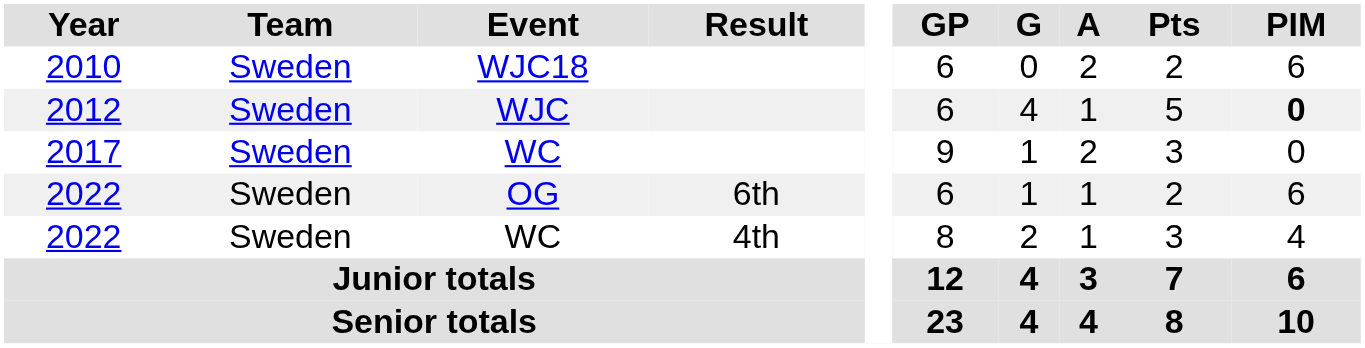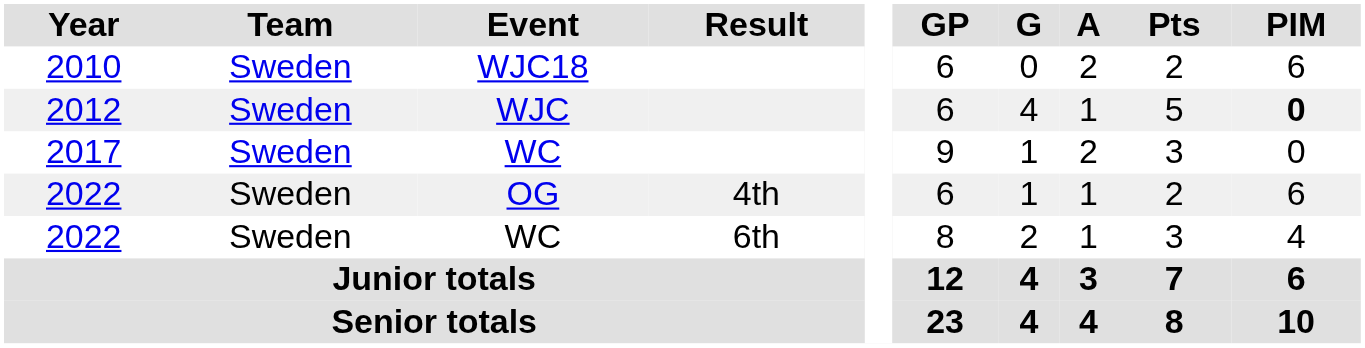(756, 194) 6th -> (756, 194) 4th
(756, 236) 4th -> (756, 236) 6th
